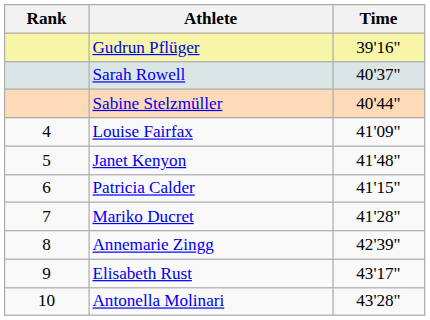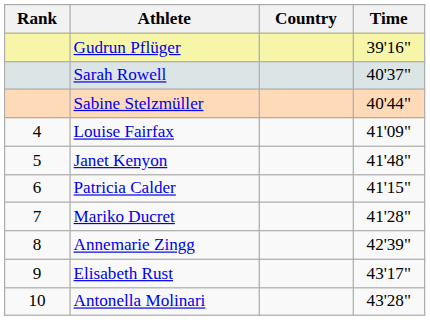+ column: (306, 19)
